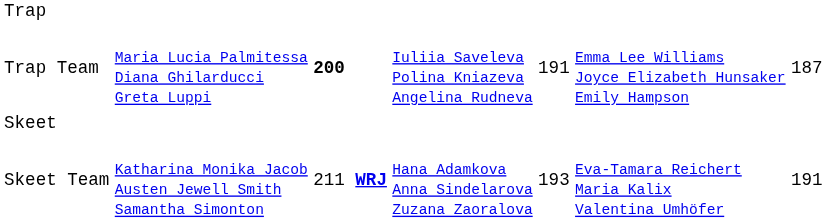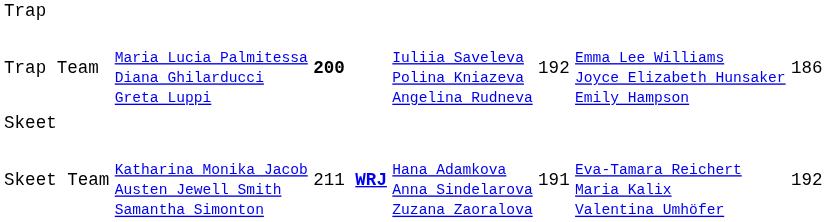(554, 67) 191 -> (554, 67) 192
(807, 67) 187 -> (807, 67) 186
(554, 179) 193 -> (554, 179) 191
(807, 179) 191 -> (807, 179) 192
